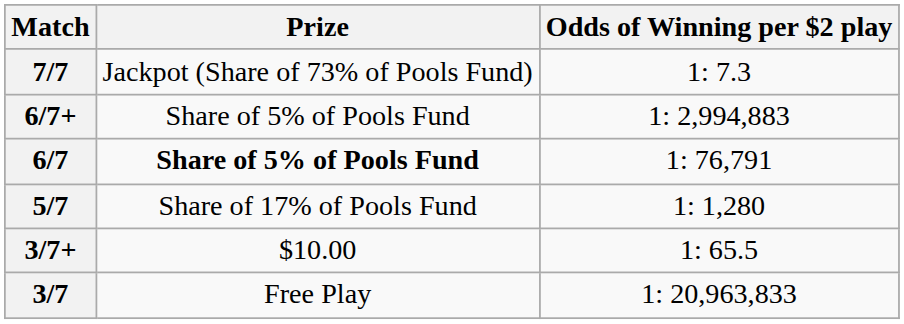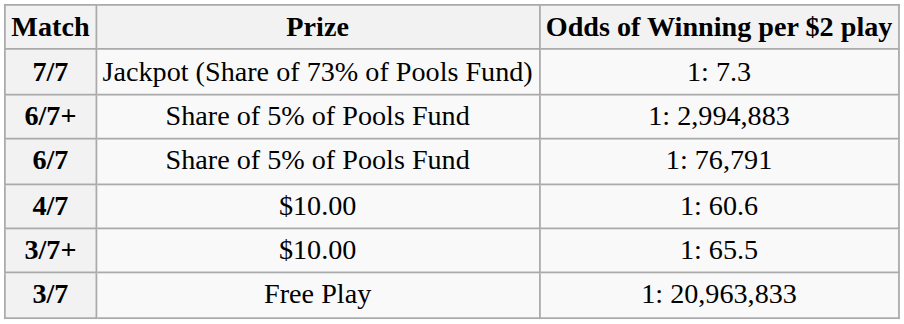(318, 160) bold -> (318, 160) normal
- row: (50, 205)
+ row: (50, 205)
